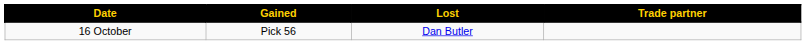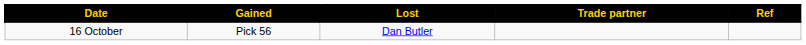+ column: (765, 13)
